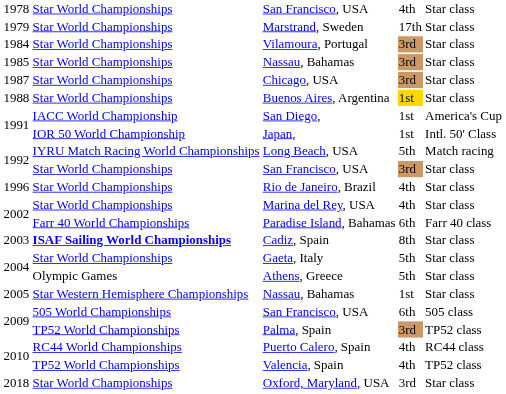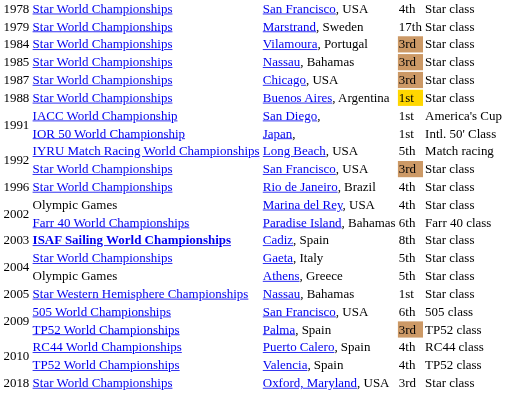(103, 204) Star World Championships -> (75, 204) Olympic Games
